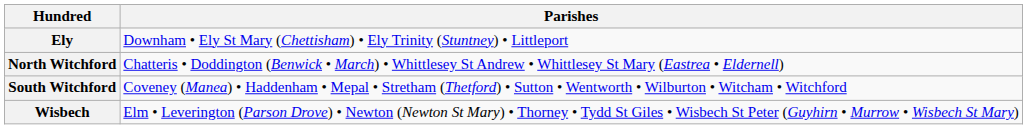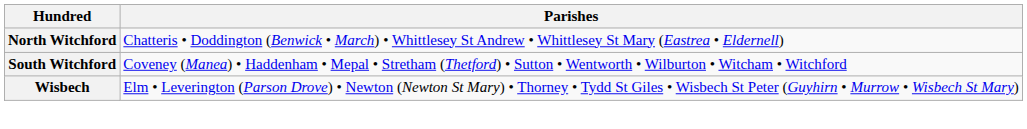- row: (62, 40)
